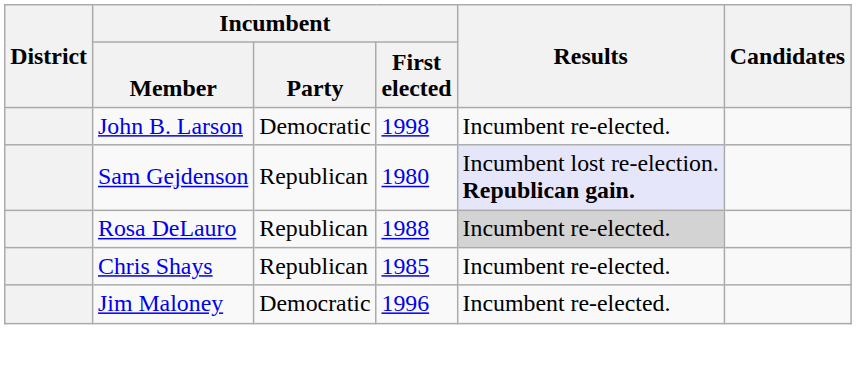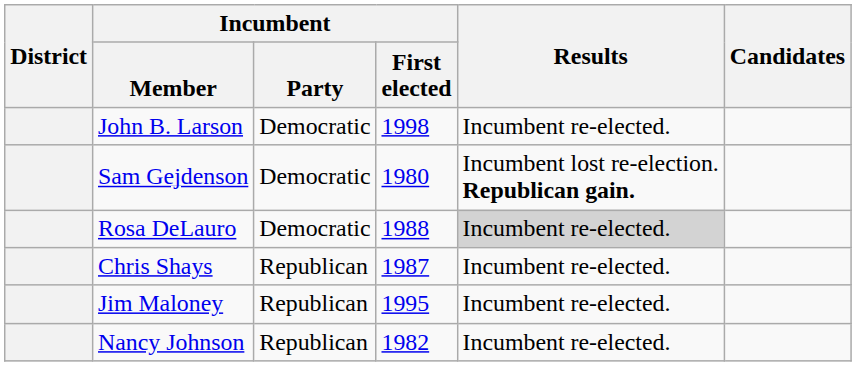(314, 177) Republican -> (315, 177) Democratic
(591, 177) lavender background -> (591, 177) no background
(314, 228) Republican -> (315, 228) Democratic
(405, 266) 1985 -> (405, 266) 1987
(315, 303) Democratic -> (314, 303) Republican
(405, 303) 1996 -> (405, 303) 1995
+ row: (171, 341)
